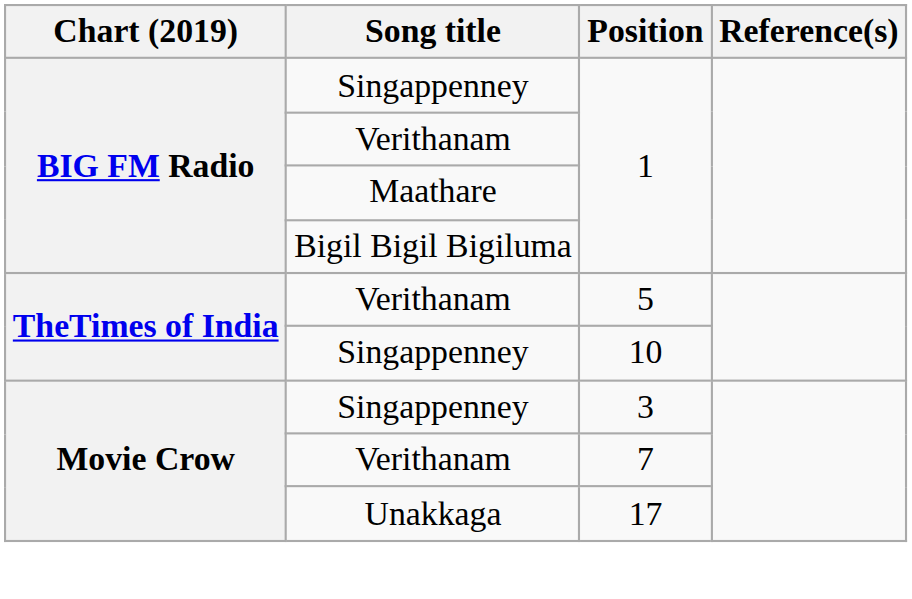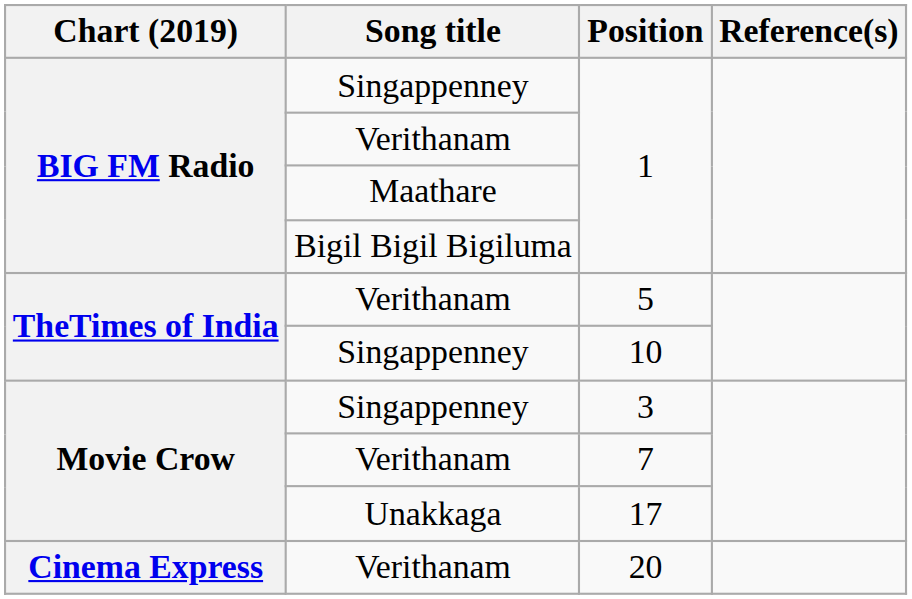+ row: (433, 566)
